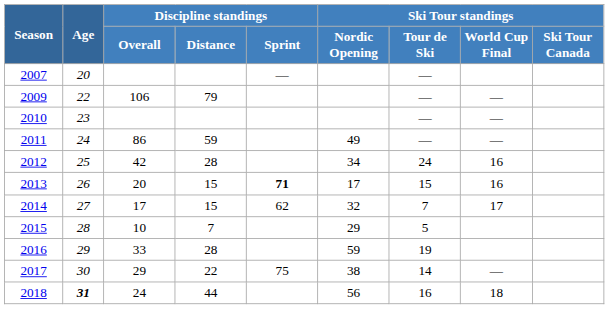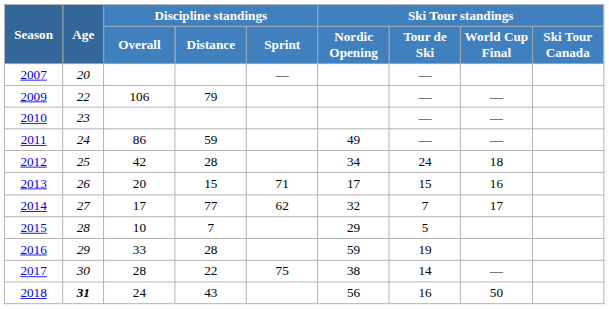(496, 162) 16 -> (496, 162) 18
(282, 183) bold -> (282, 183) normal
(211, 205) 15 -> (211, 205) 77
(139, 271) 29 -> (139, 271) 28
(211, 292) 44 -> (211, 292) 43
(496, 292) 18 -> (496, 292) 50
